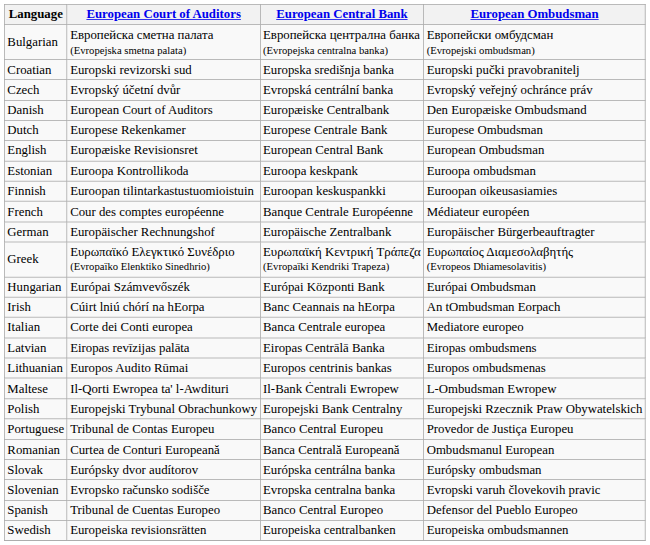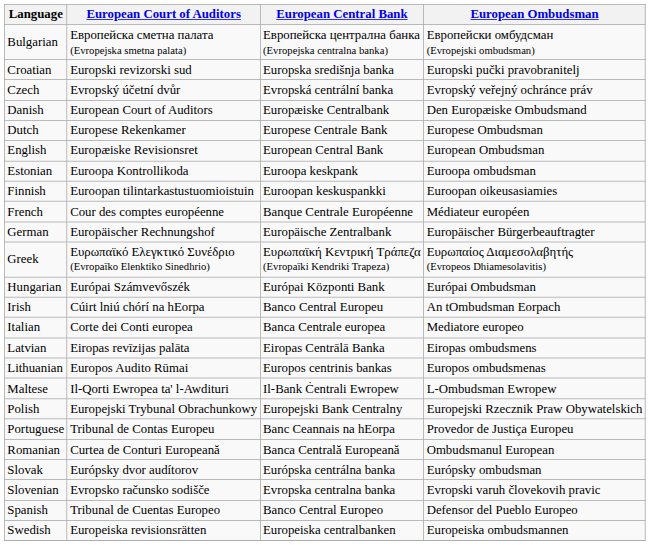(329, 307) Banc Ceannais na hEorpa -> (323, 307) Banco Central Europeu
(323, 429) Banco Central Europeu -> (329, 429) Banc Ceannais na hEorpa
